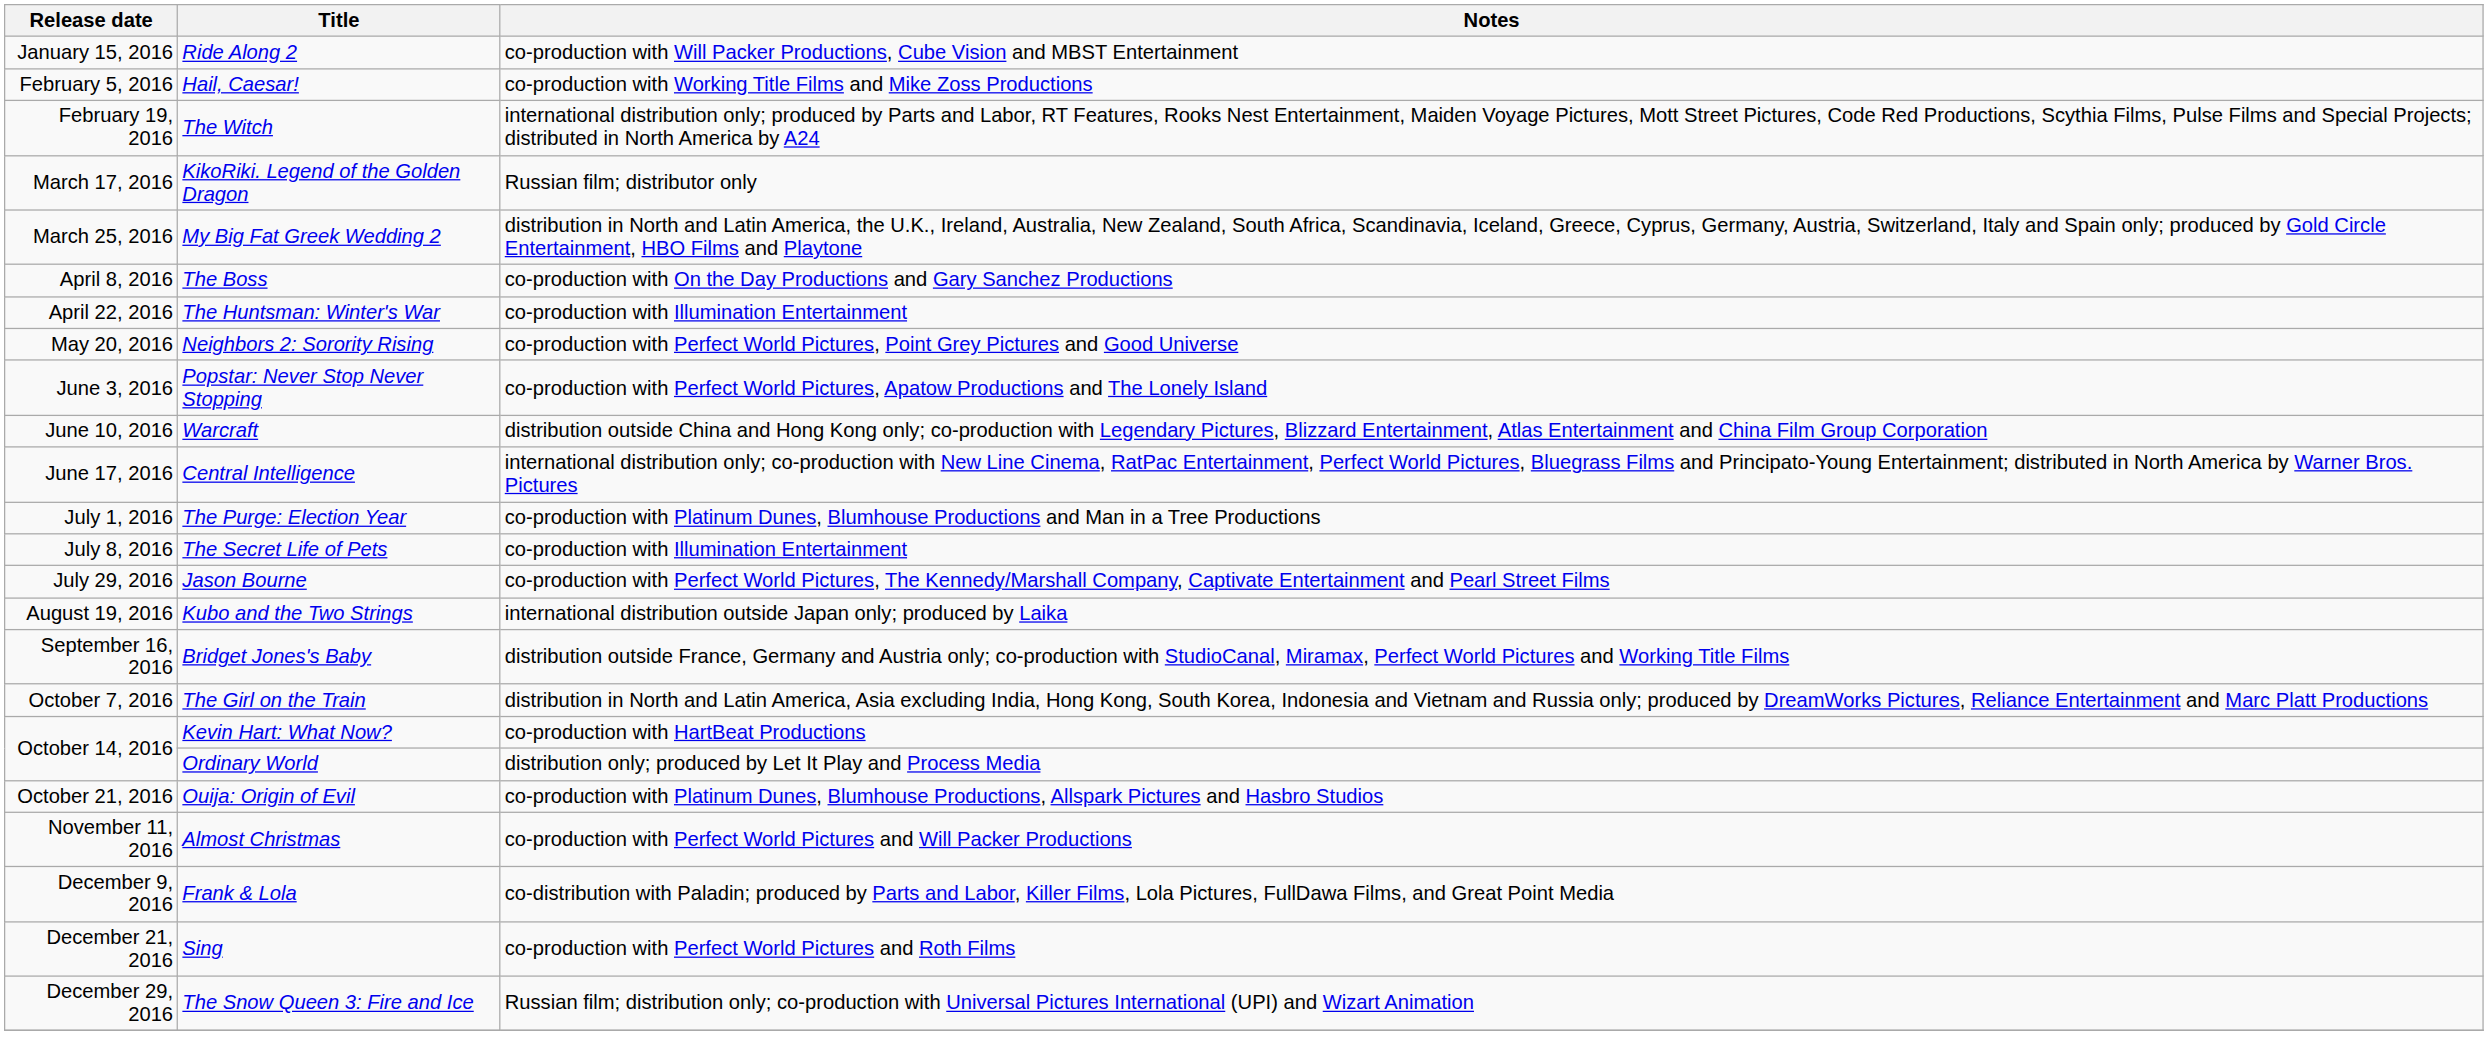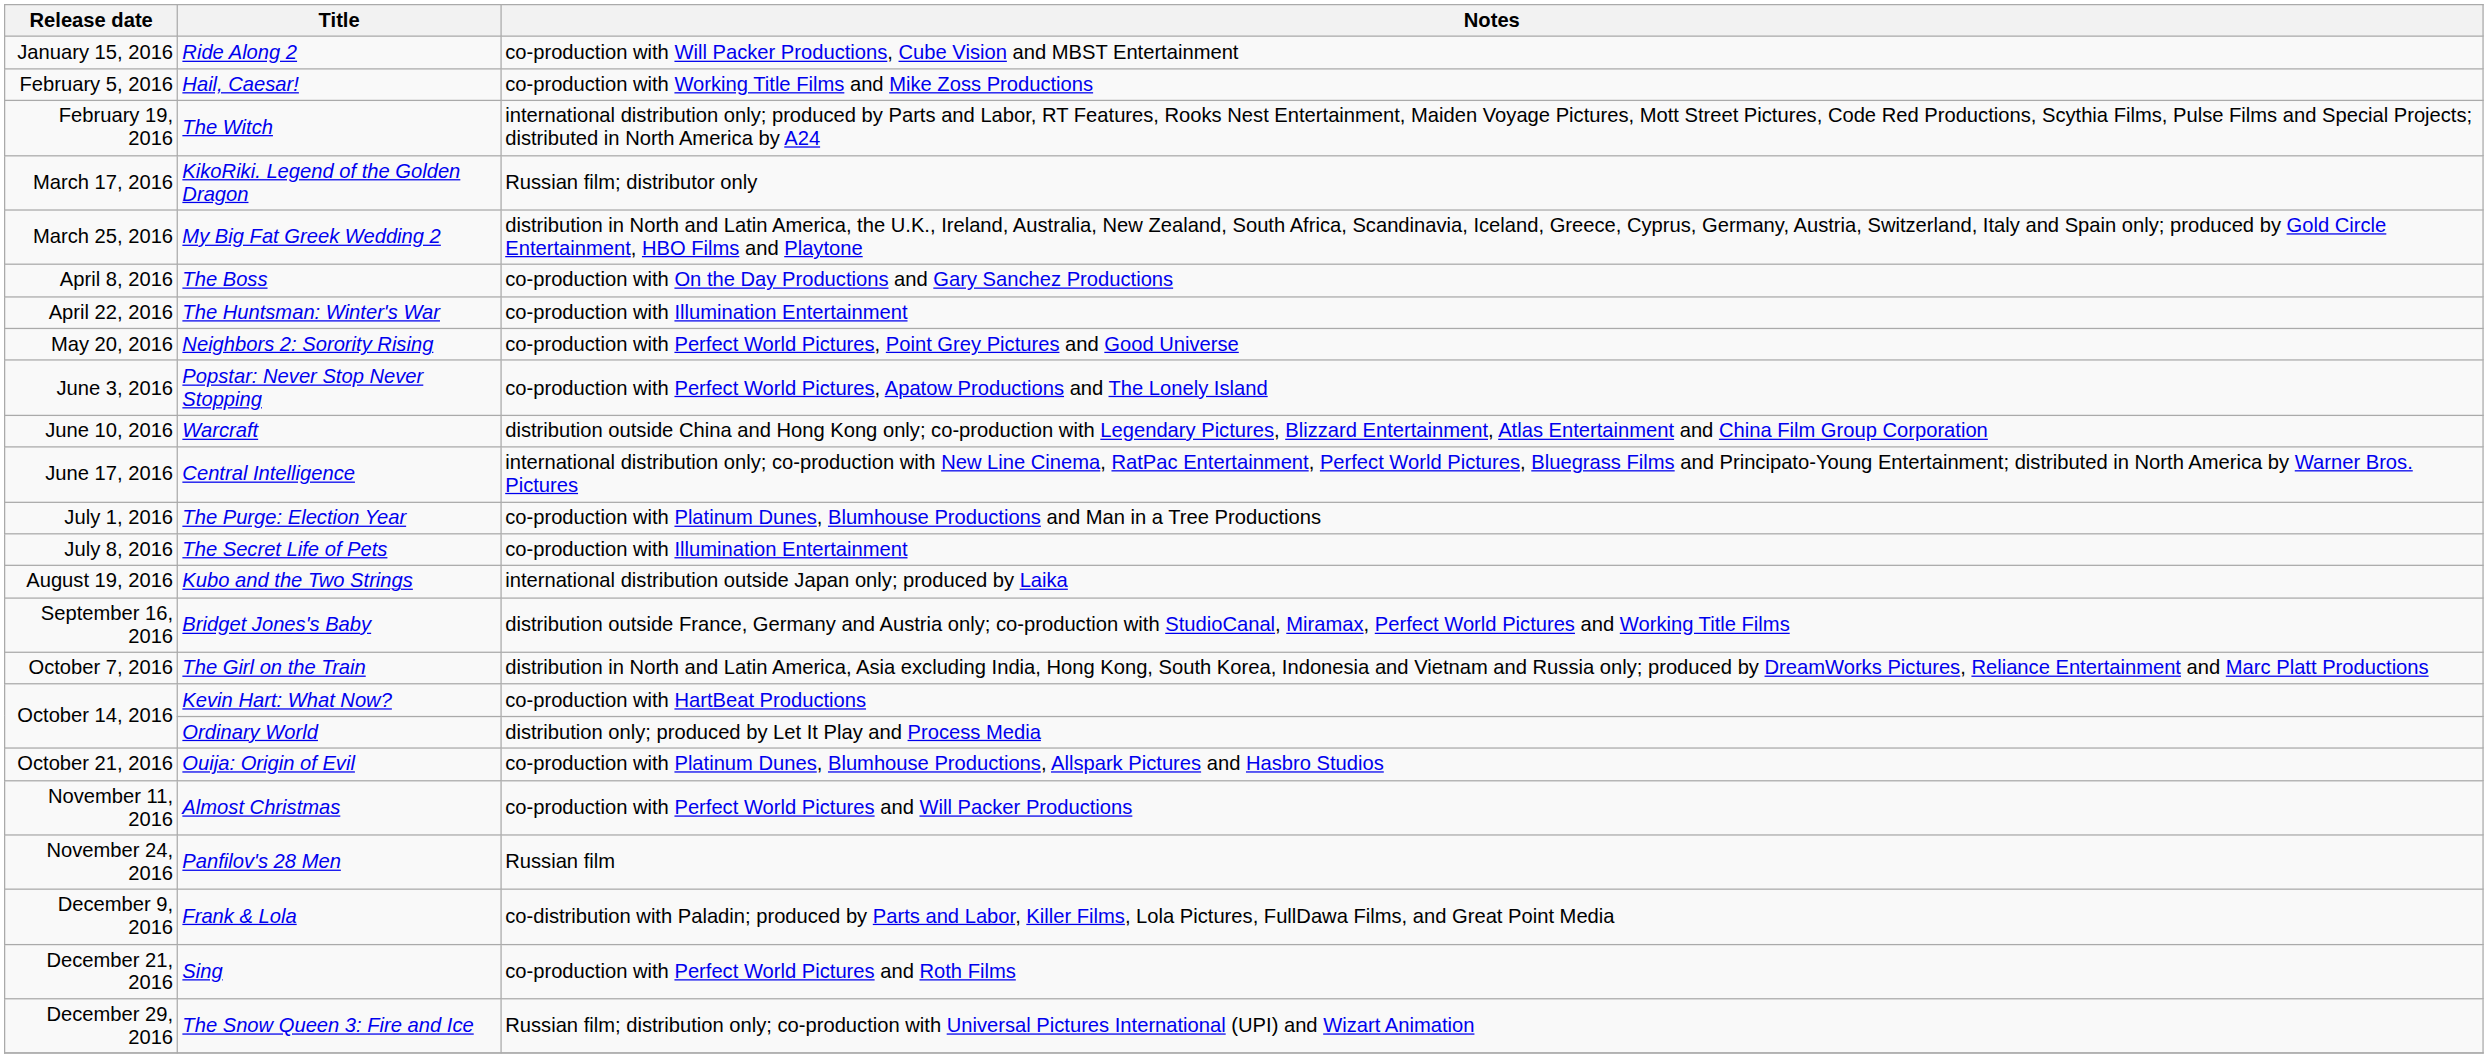- row: (245, 581)
+ row: (262, 862)
